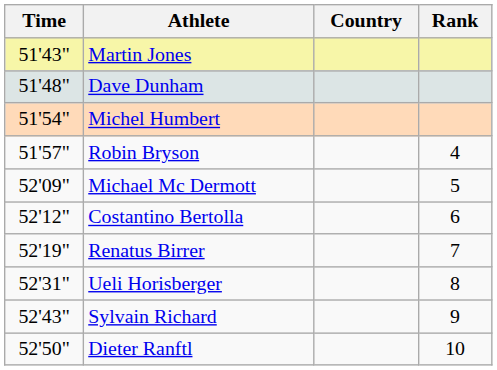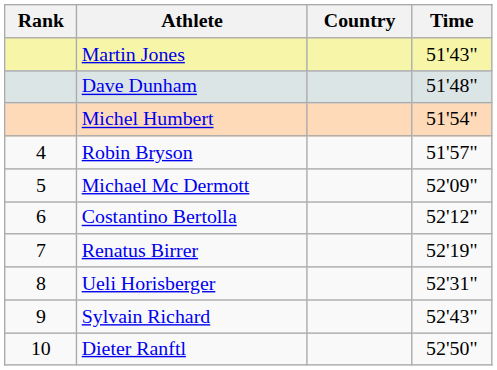columns swapped: (455, 21) <-> (44, 21)
